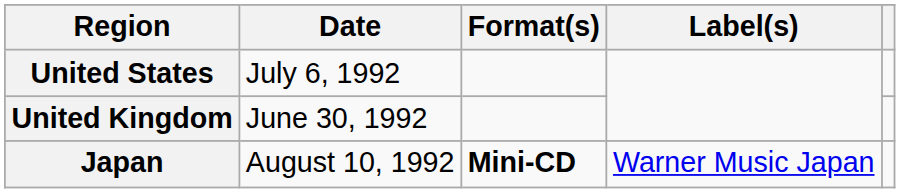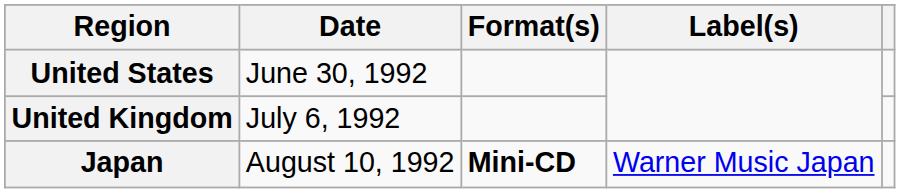(323, 72) July 6, 1992 -> (337, 72) June 30, 1992
(337, 118) June 30, 1992 -> (323, 118) July 6, 1992
